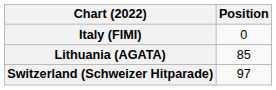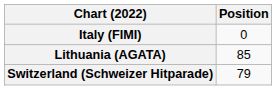(244, 74) 97 -> (244, 74) 79
